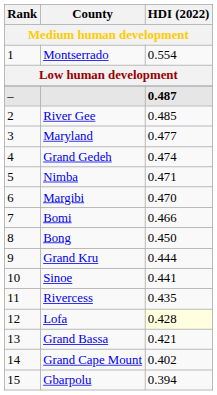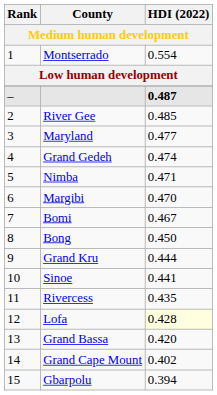(162, 217) 0.466 -> (162, 217) 0.467
(162, 339) 0.421 -> (162, 339) 0.420
